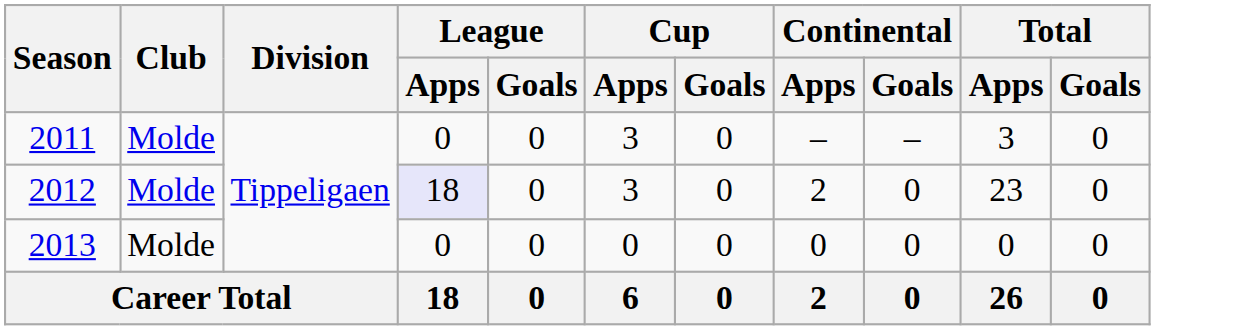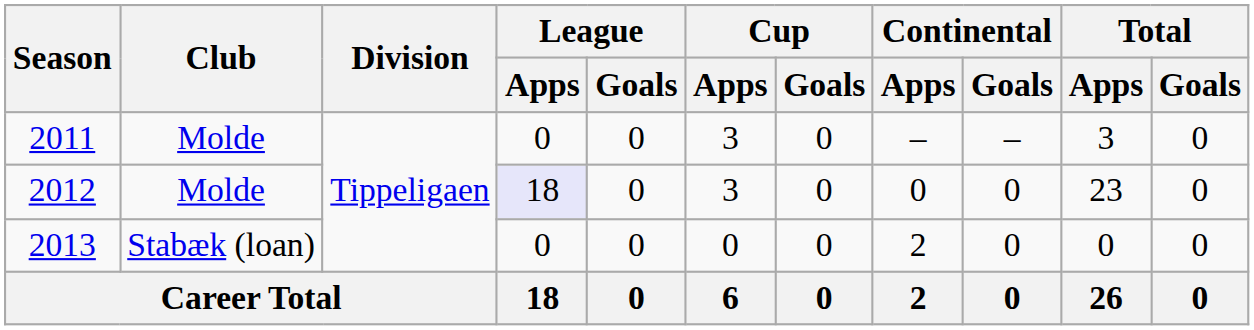(818, 191) 2 -> (918, 191) 0
(171, 244) Molde -> (221, 244) Stabæk (loan)
(818, 244) 0 -> (918, 244) 2
